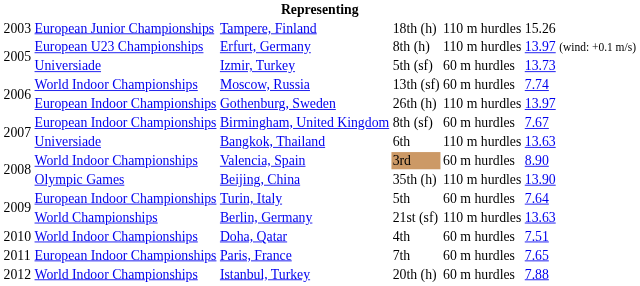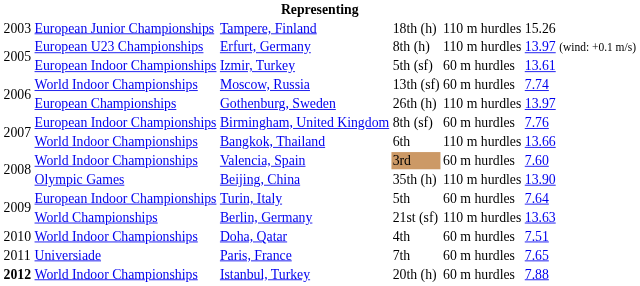(68, 66) Universiade -> (125, 66) European Indoor Championships
(540, 66) 13.73 -> (540, 66) 13.61
(125, 103) European Indoor Championships -> (105, 103) European Championships
(537, 122) 7.67 -> (537, 122) 7.76
(68, 141) Universiade -> (116, 141) World Indoor Championships
(540, 141) 13.63 -> (540, 141) 13.66
(537, 160) 8.90 -> (537, 160) 7.60
(125, 255) European Indoor Championships -> (68, 255) Universiade
(17, 274) normal -> (17, 274) bold
